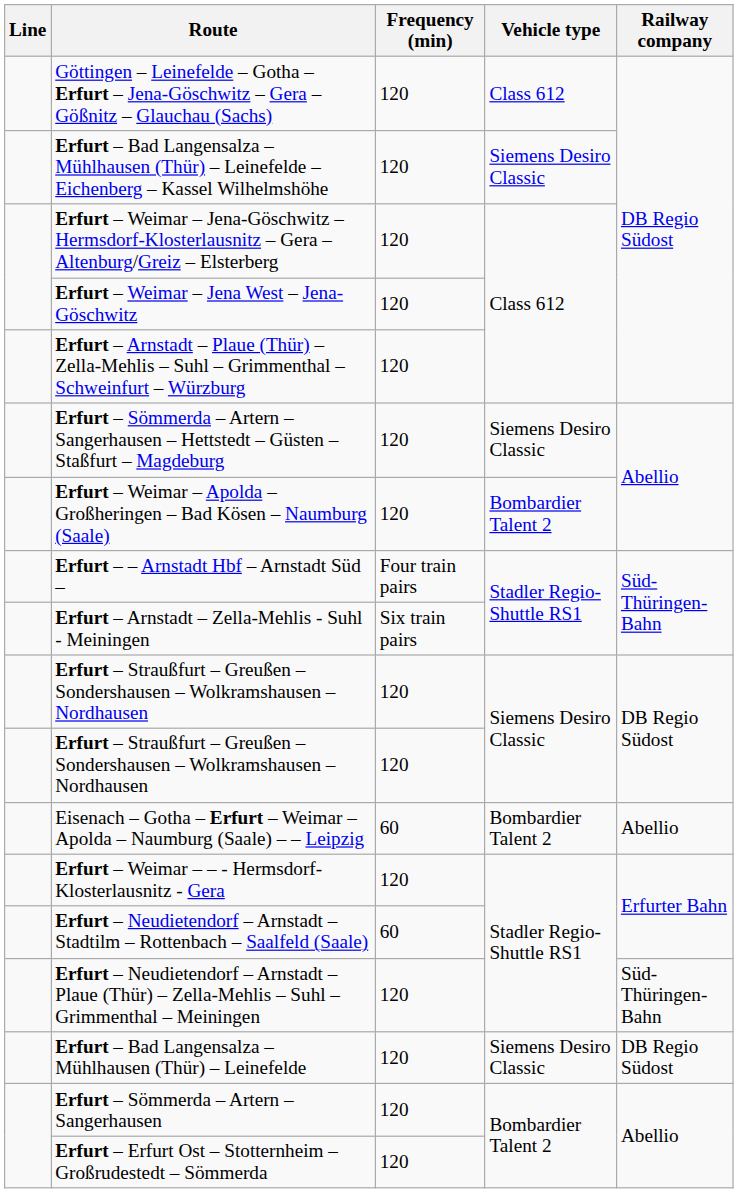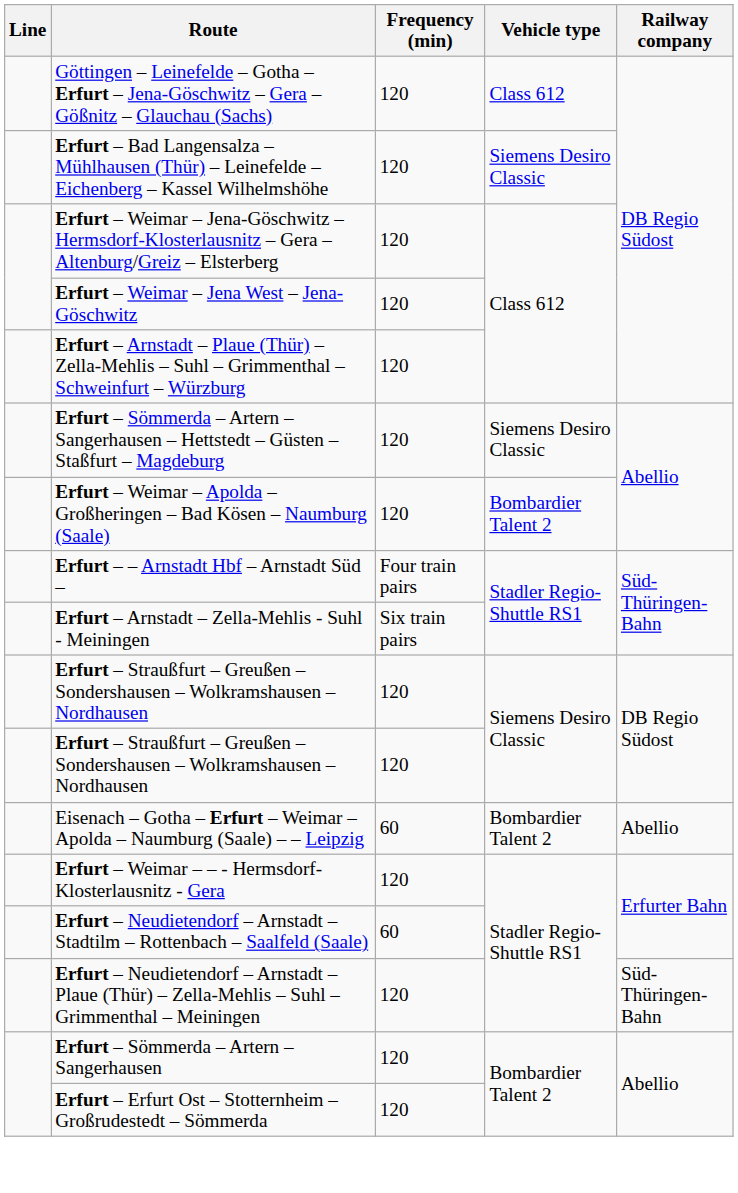- row: (181, 1057)
